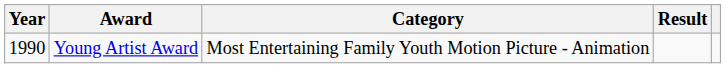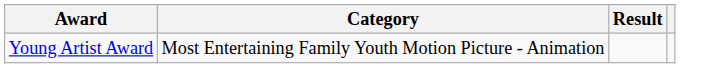- column: (27, 18)
